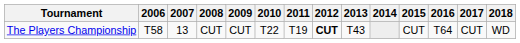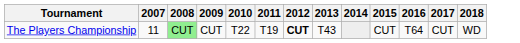- column: (153, 13)
(182, 30) 13 -> (153, 30) 11
(211, 30) no background -> (182, 30) lightgreen background
